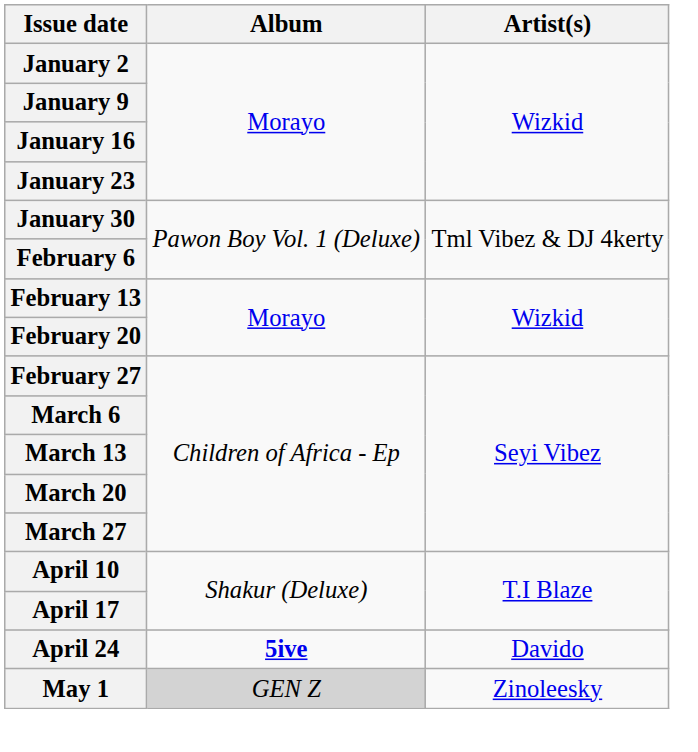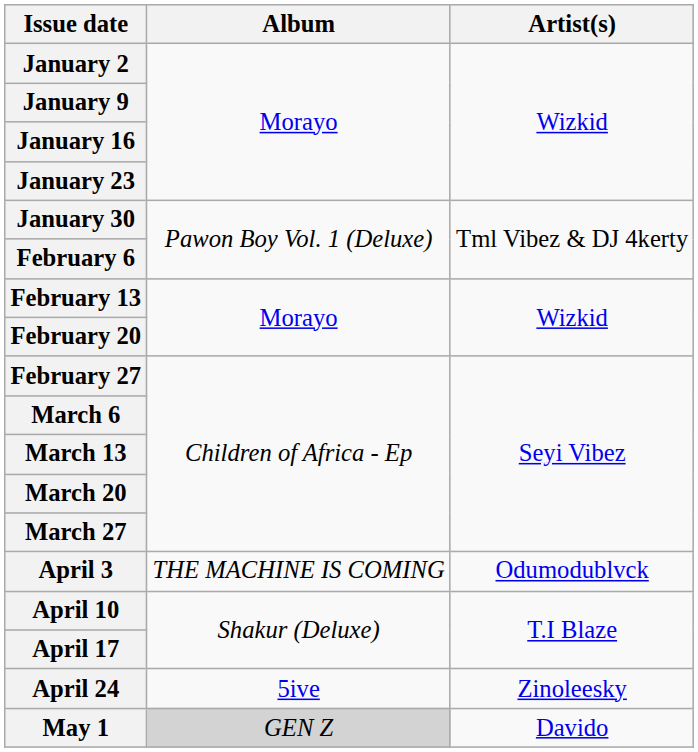+ row: (76, 571)
(286, 649) bold -> (299, 688) normal
(547, 649) Davido -> (572, 688) Zinoleesky
(547, 688) Zinoleesky -> (572, 727) Davido
